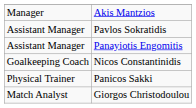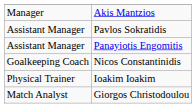- row: (123, 78)
+ row: (125, 78)
